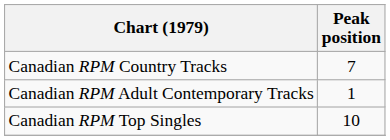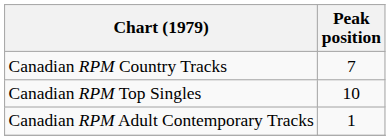rows swapped: (161, 93) <-> (105, 120)
